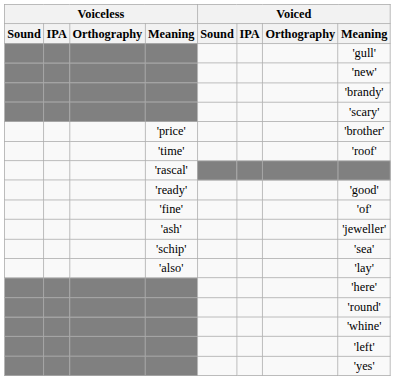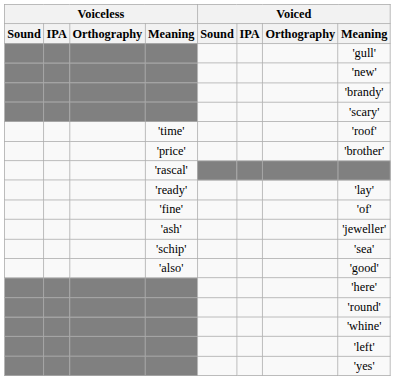rows swapped: (24, 131) <-> (24, 151)
(364, 190) 'good' -> (364, 190) 'lay'
(364, 268) 'lay' -> (364, 268) 'good'
